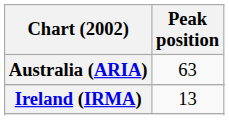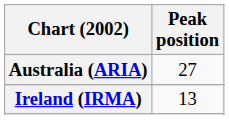(188, 69) 63 -> (188, 69) 27
